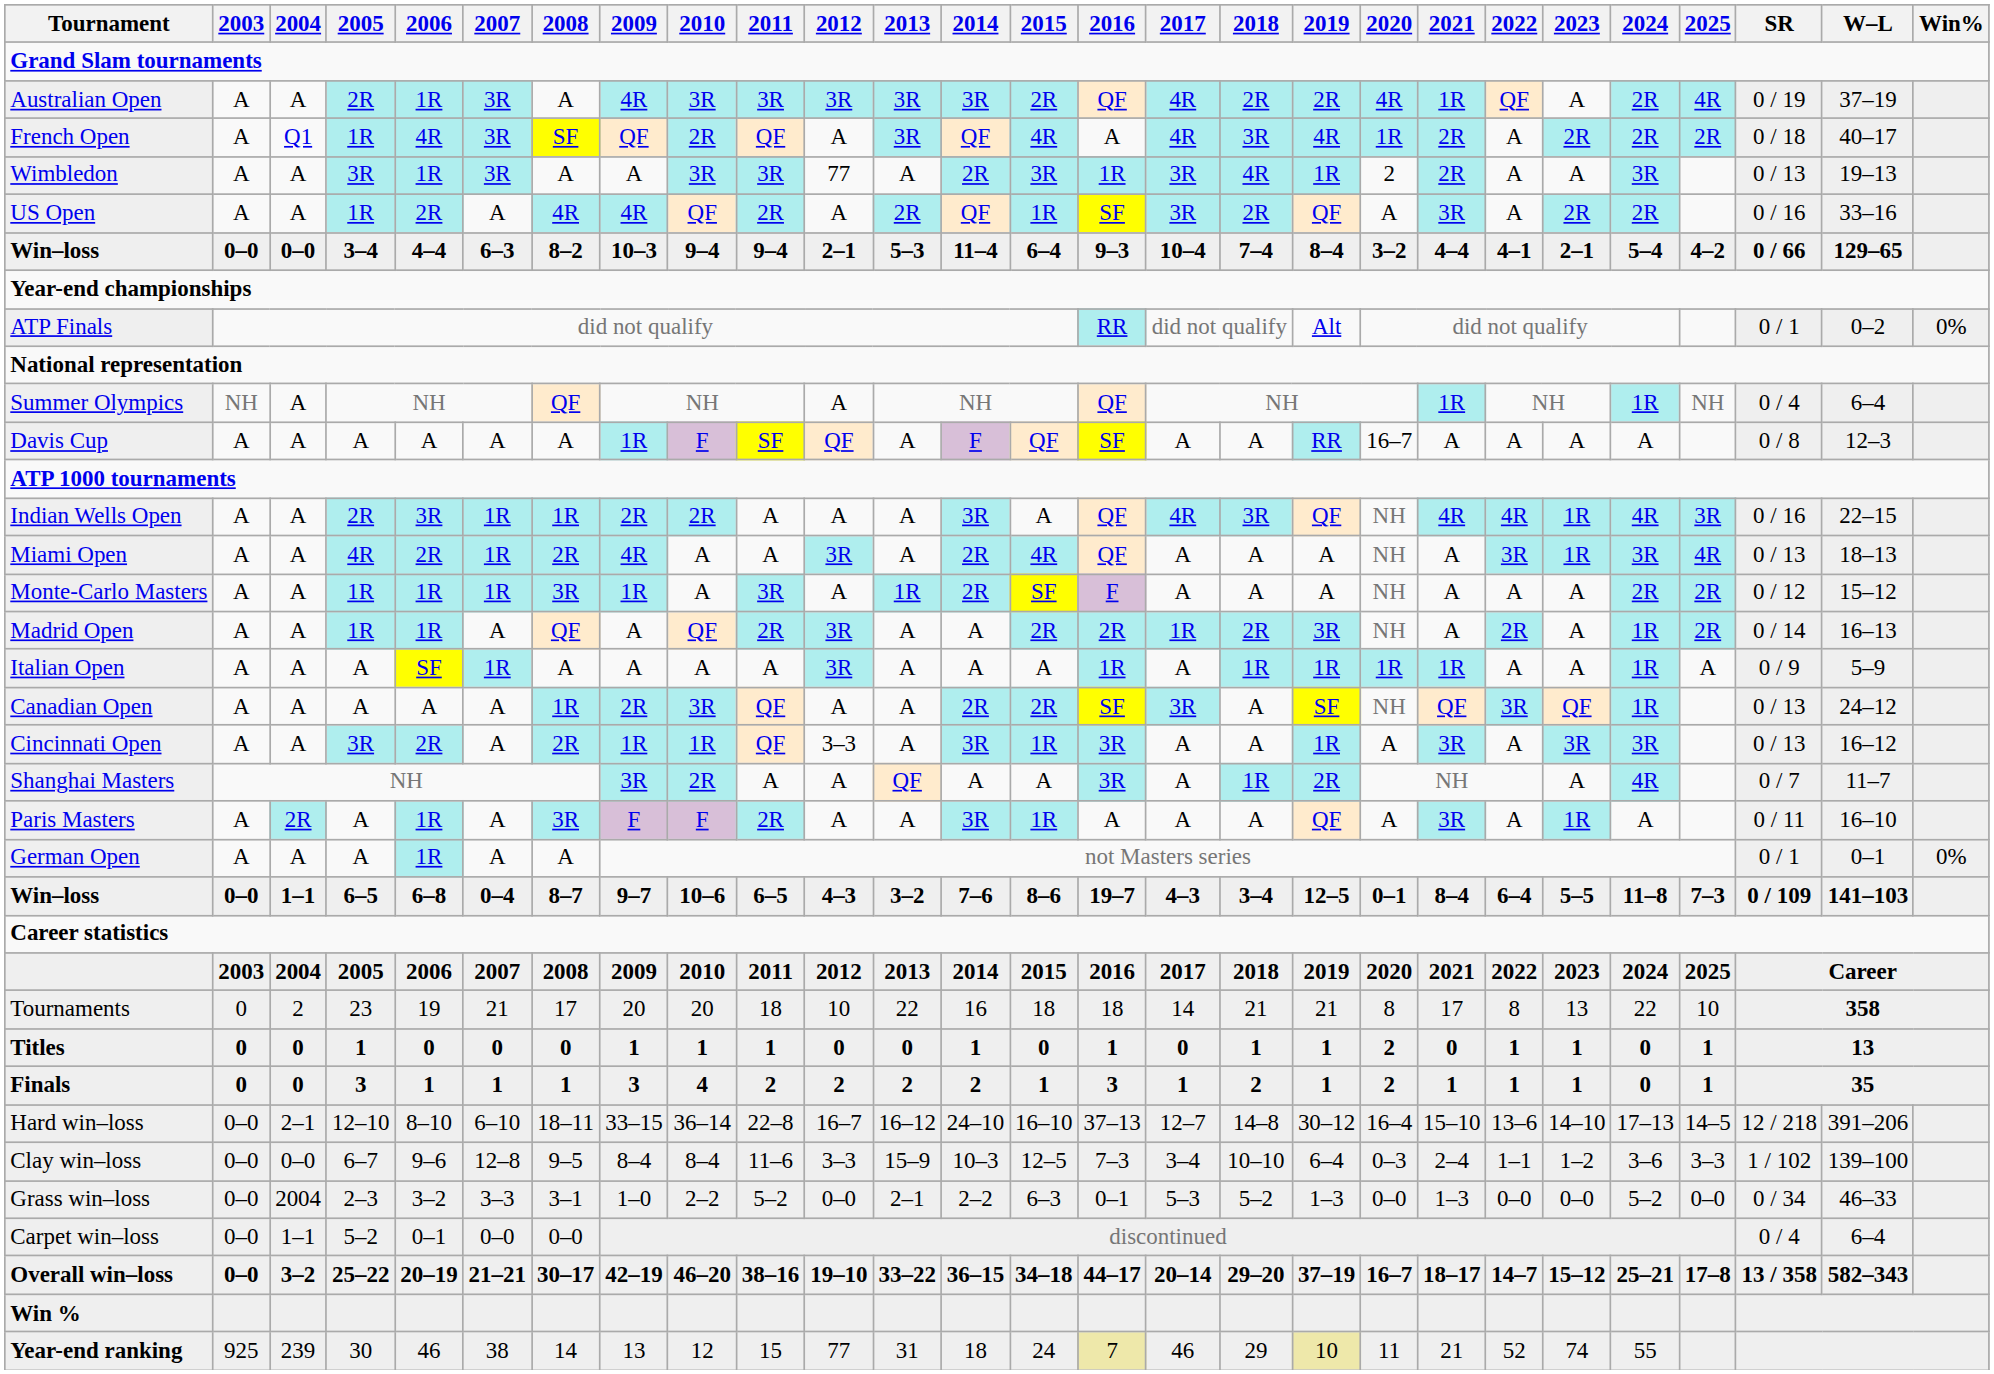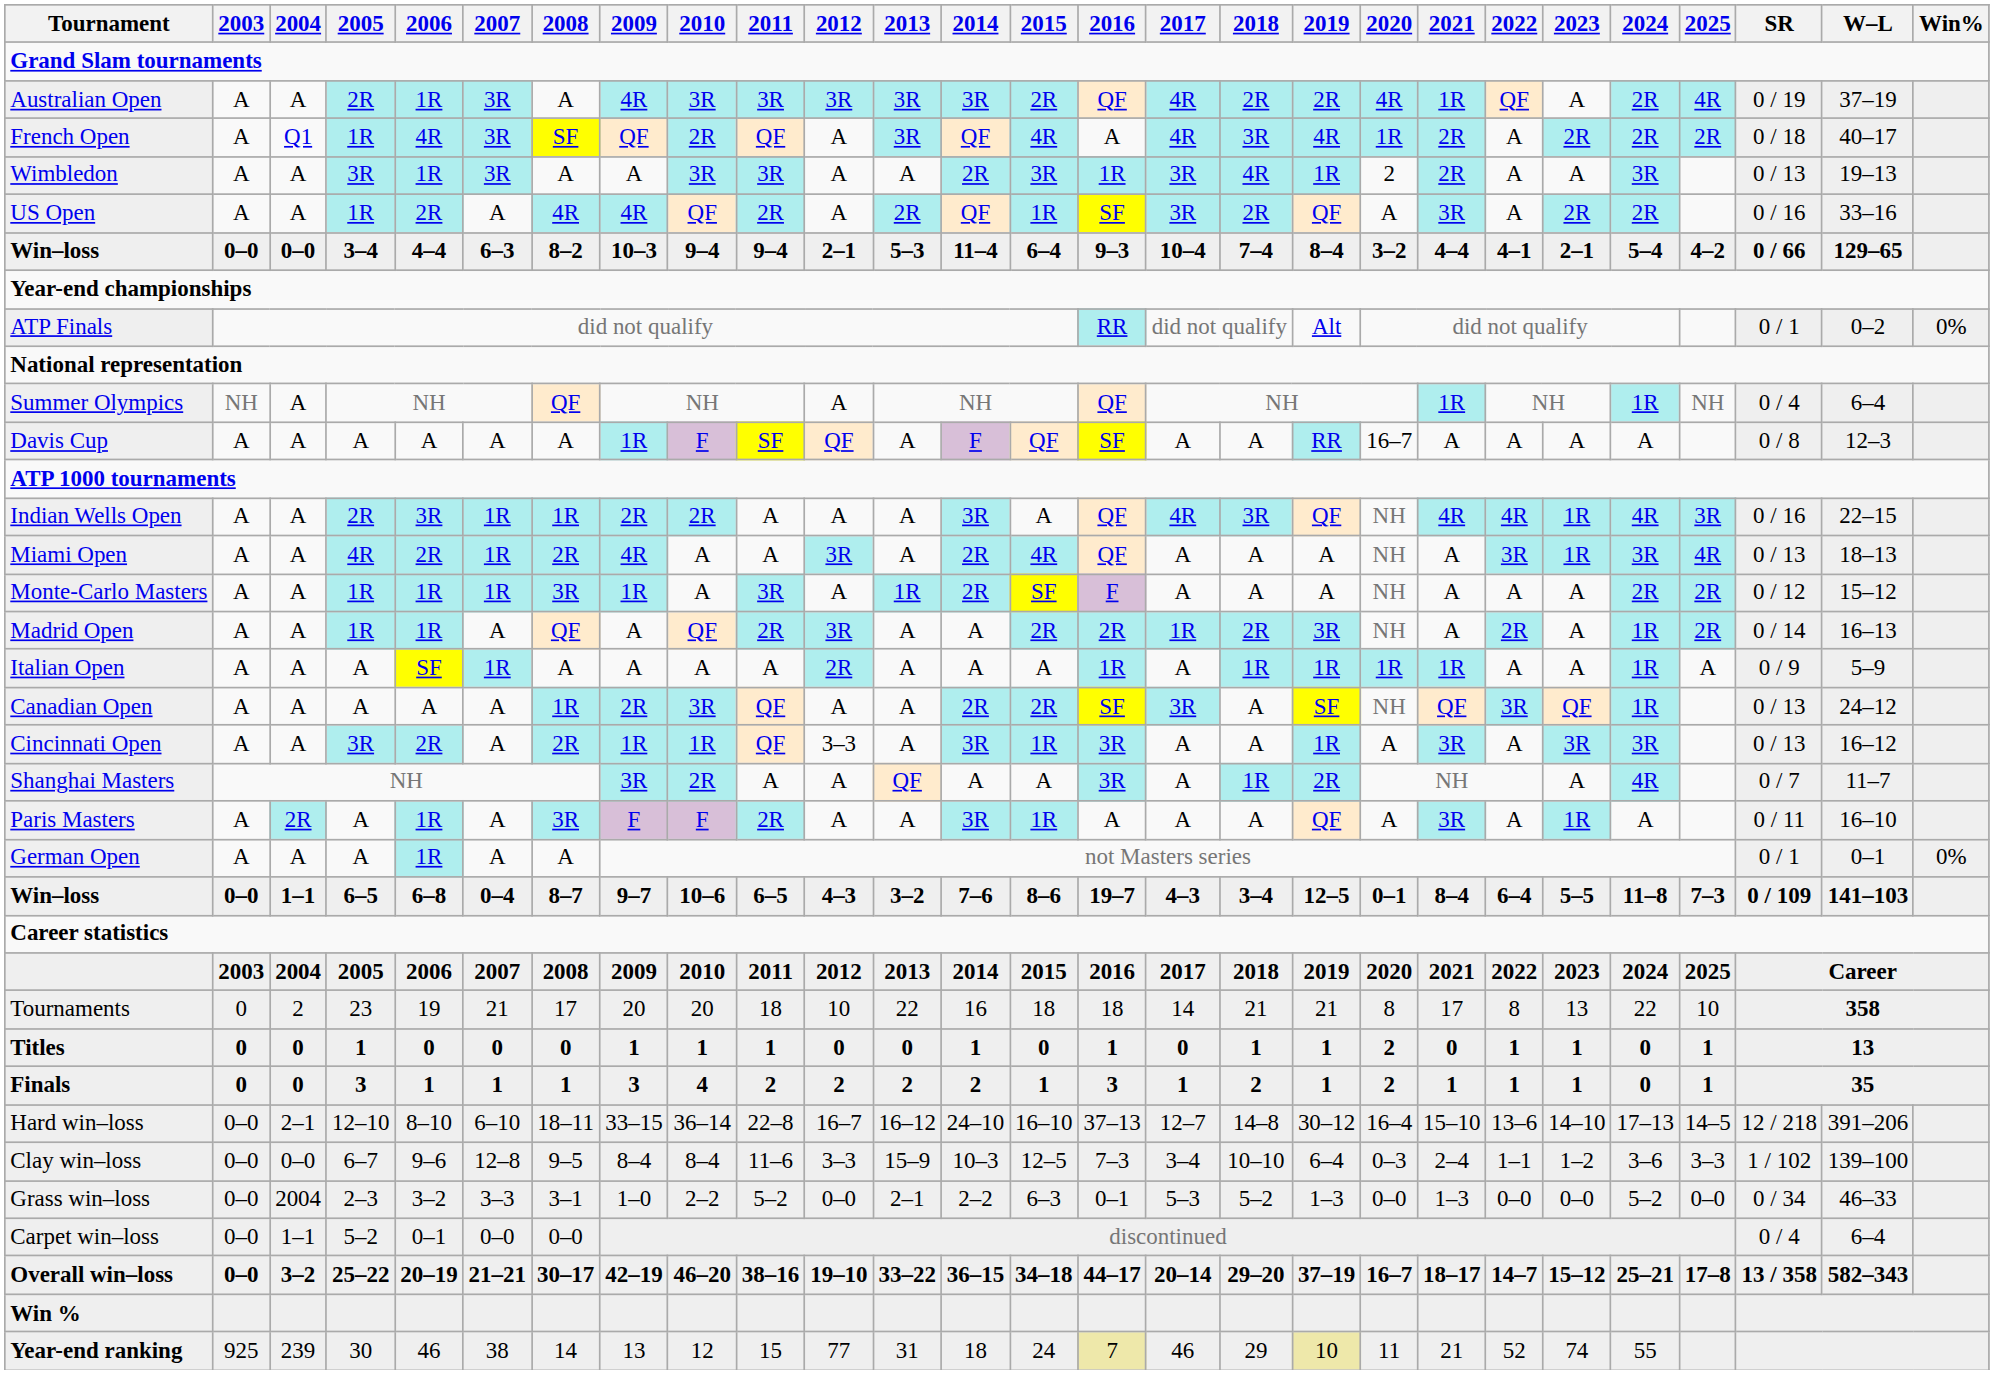(839, 174) 77 -> (839, 174) A
(839, 667) 3R -> (839, 667) 2R
